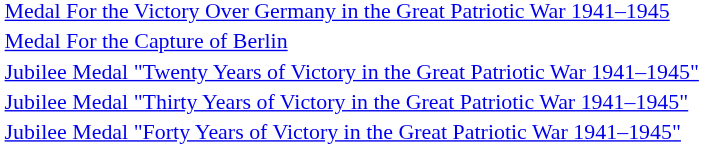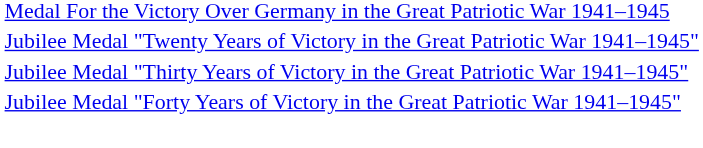- row: (146, 41)
